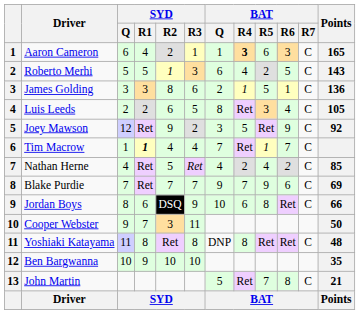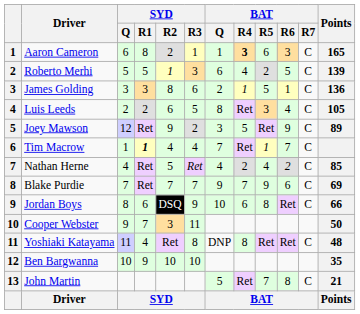(145, 51) 4 -> (145, 51) 8
(336, 70) 143 -> (336, 70) 139
(336, 128) 92 -> (336, 128) 89
(145, 242) 8 -> (145, 242) 4
